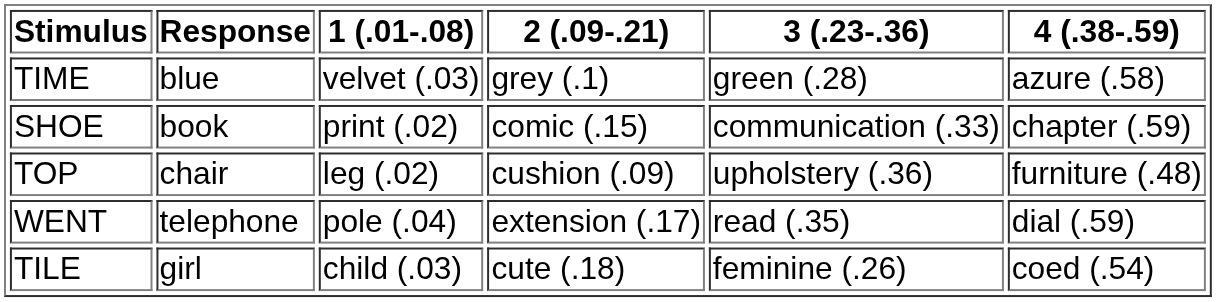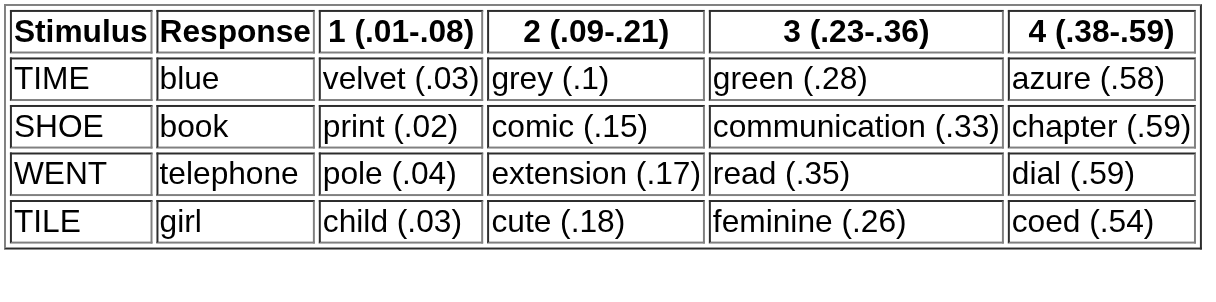- row: (46, 173)
